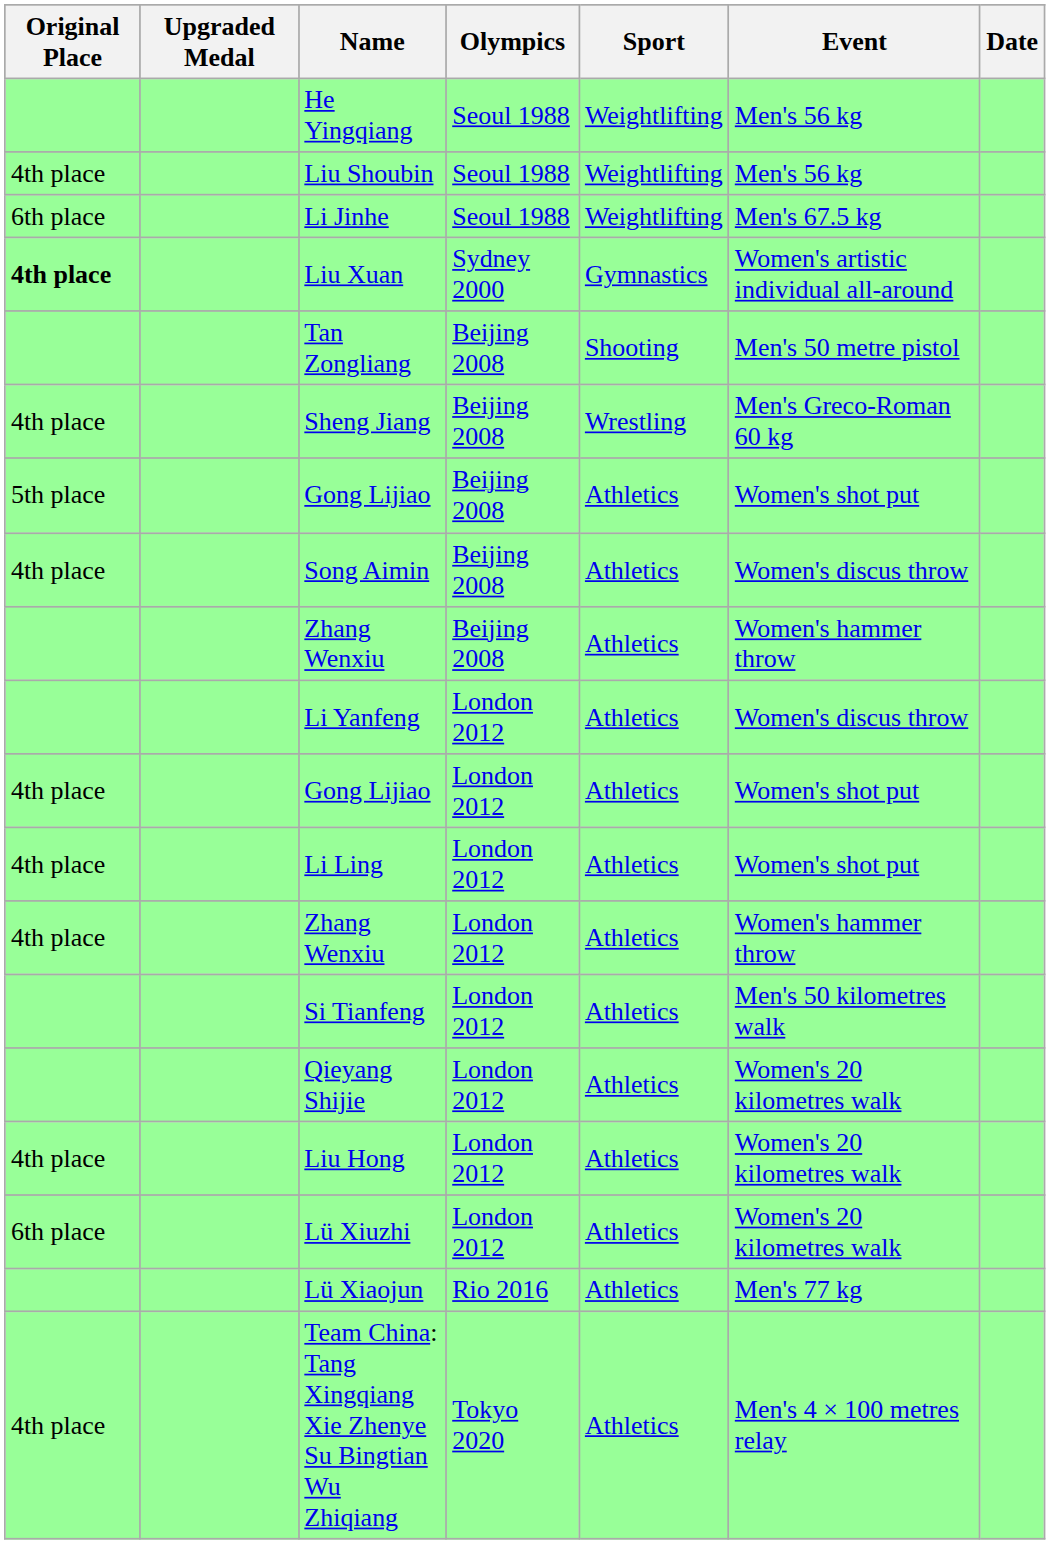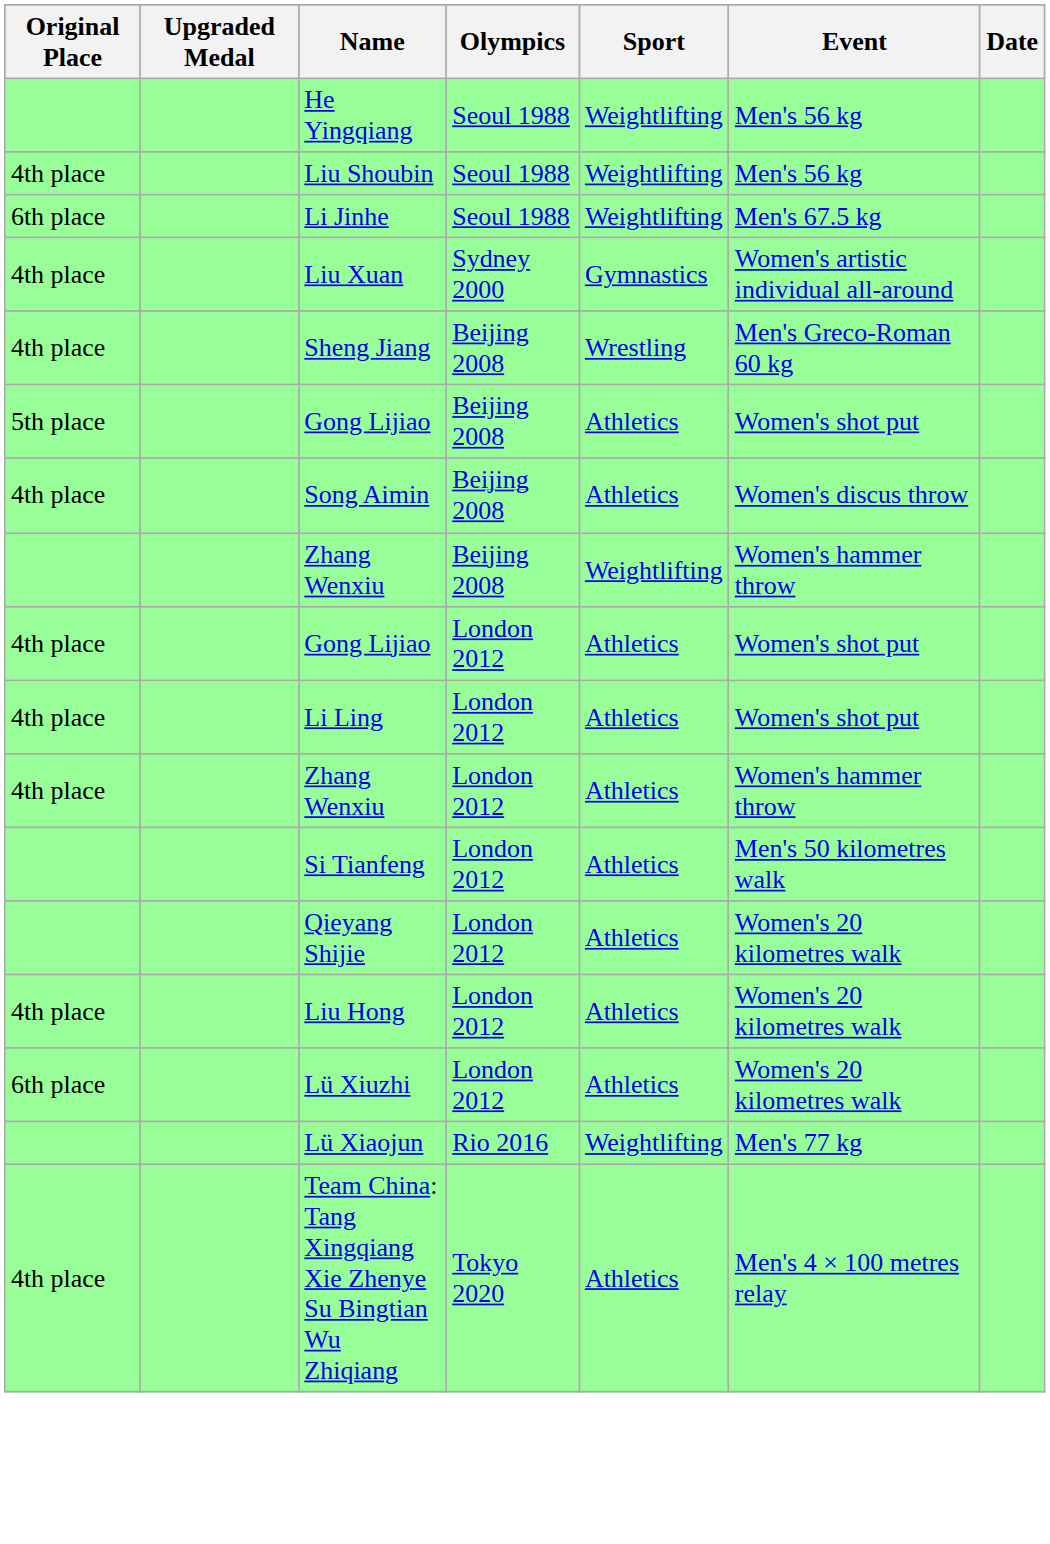(61, 274) bold -> (58, 274) normal
- row: (358, 348)
(632, 642) Athletics -> (654, 569) Weightlifting
- row: (362, 716)
(632, 1290) Athletics -> (654, 1142) Weightlifting
